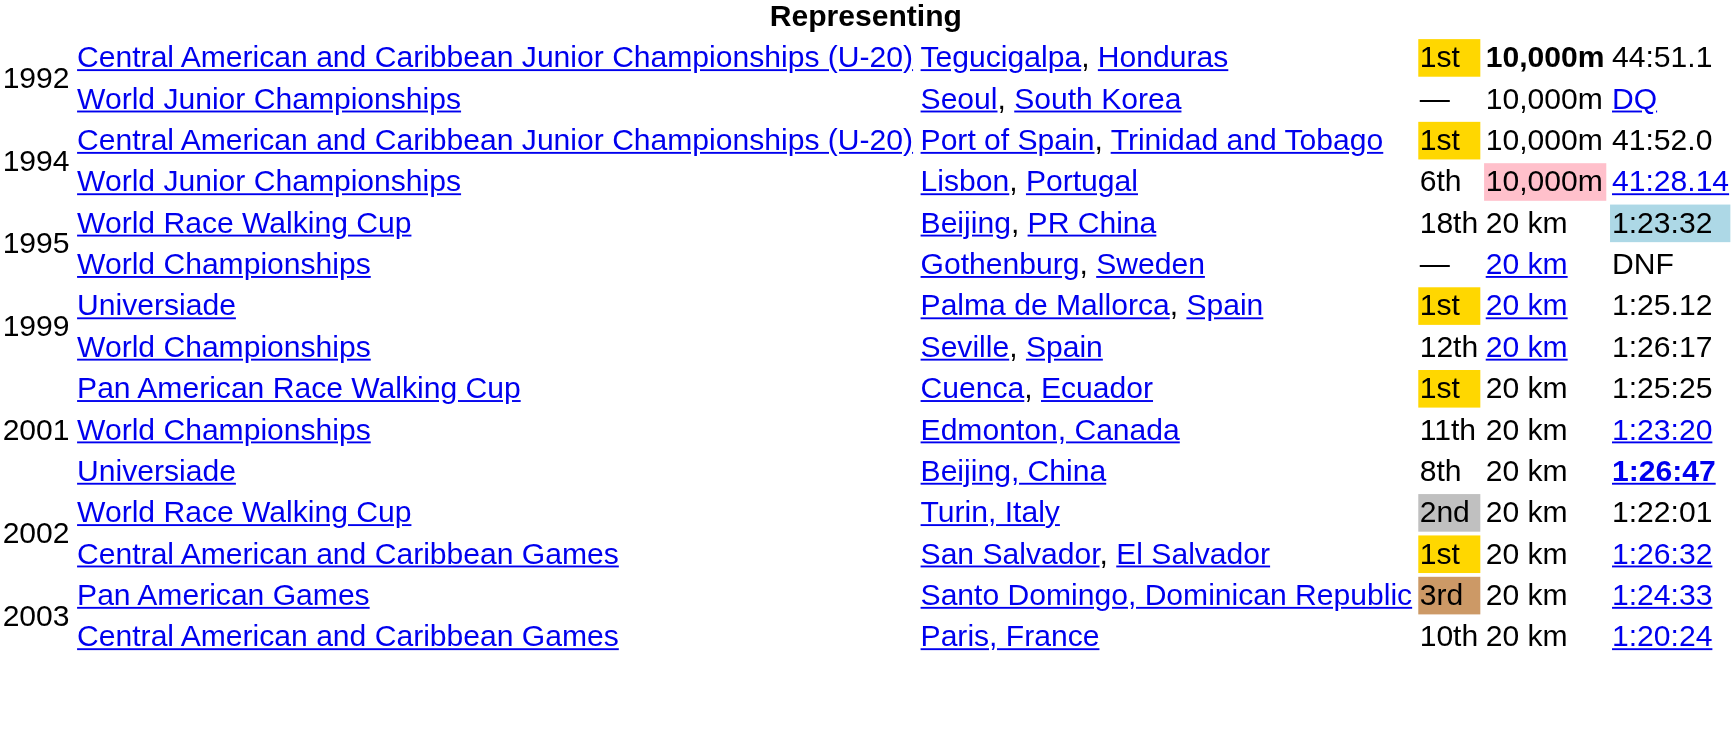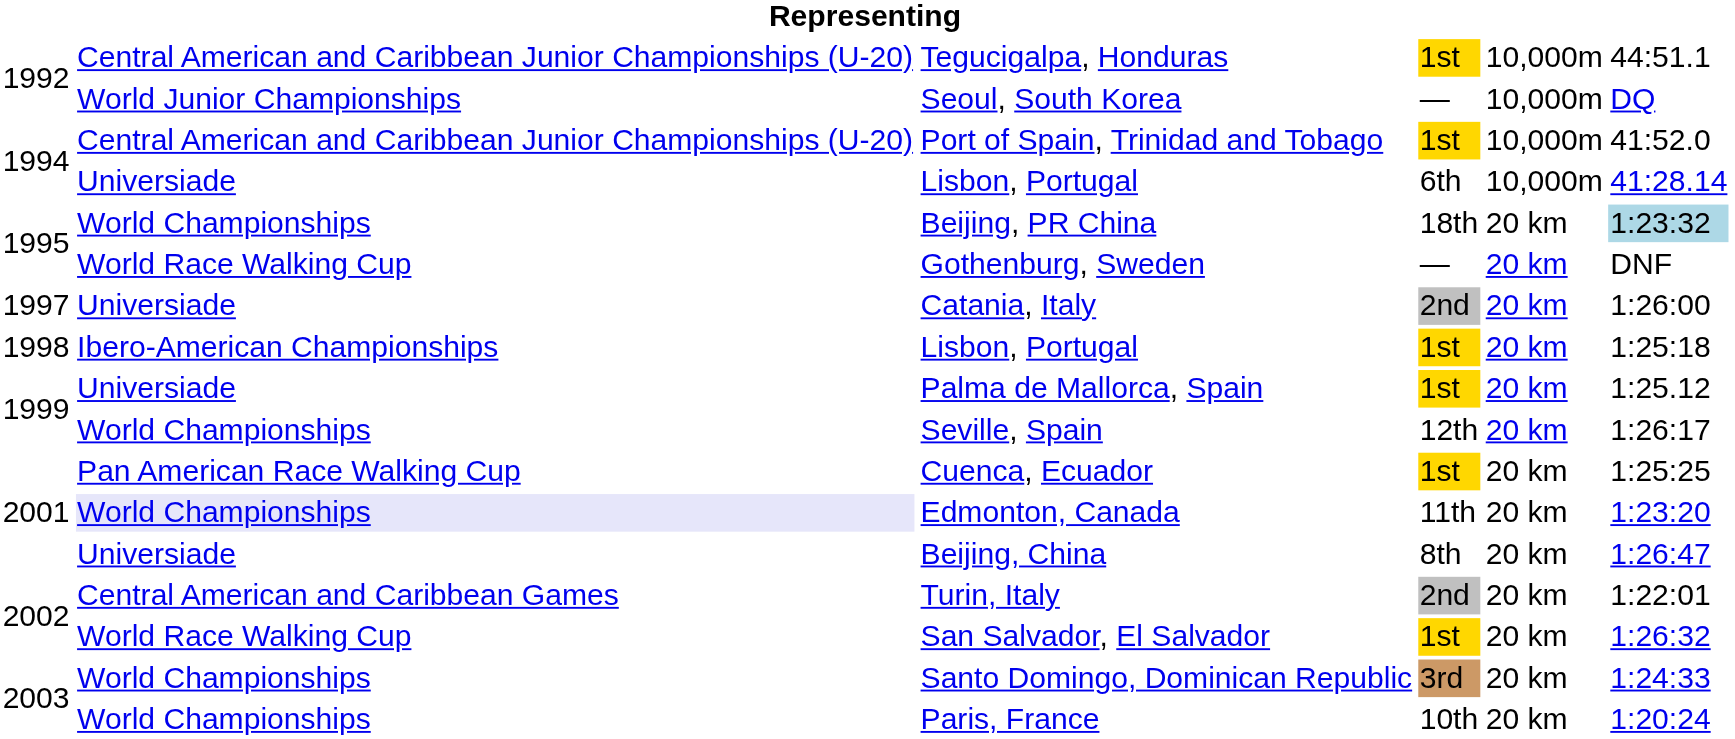(1545, 57) bold -> (1544, 57) normal
(269, 181) World Junior Championships -> (156, 181) Universiade
(1544, 181) pink background -> (1544, 181) no background
(244, 222) World Race Walking Cup -> (224, 222) World Championships
(224, 264) World Championships -> (244, 264) World Race Walking Cup
+ row: (1008, 305)
+ row: (1029, 346)
(224, 429) no background -> (224, 512) lavender background
(1664, 471) bold -> (1660, 553) normal
(244, 512) World Race Walking Cup -> (348, 595) Central American and Caribbean Games
(348, 553) Central American and Caribbean Games -> (244, 636) World Race Walking Cup
(223, 595) Pan American Games -> (224, 677) World Championships
(348, 636) Central American and Caribbean Games -> (224, 719) World Championships
